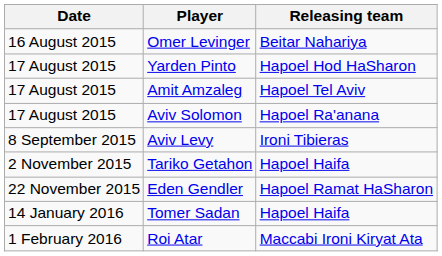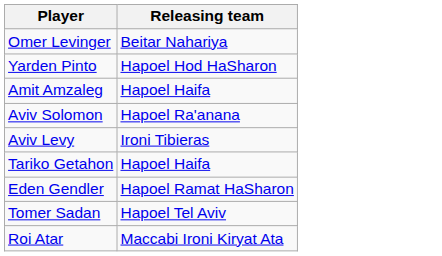- column: (74, 16)
(312, 90) Hapoel Tel Aviv -> (165, 90) Hapoel Haifa
(305, 213) Hapoel Haifa -> (173, 213) Hapoel Tel Aviv
